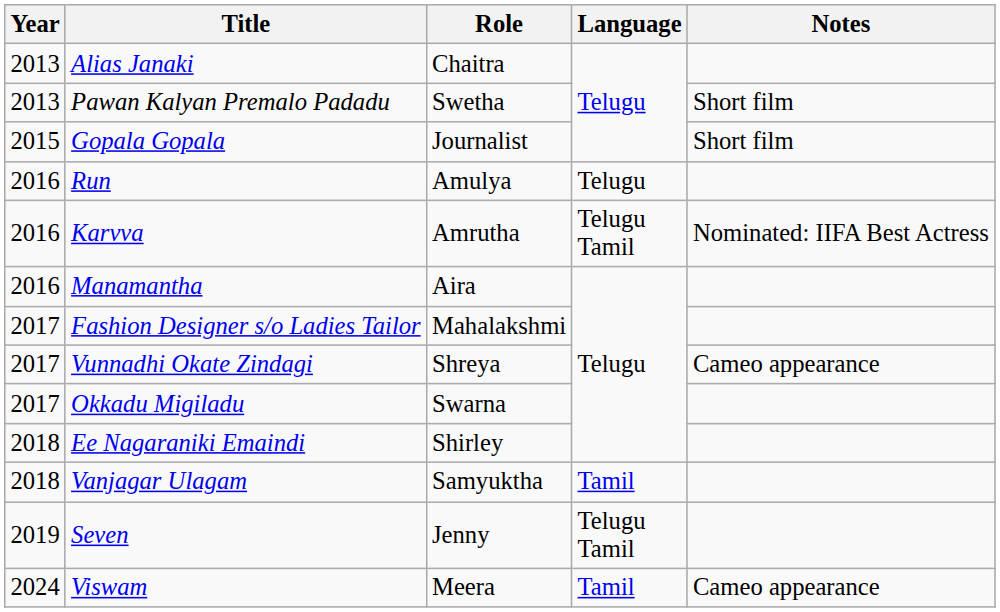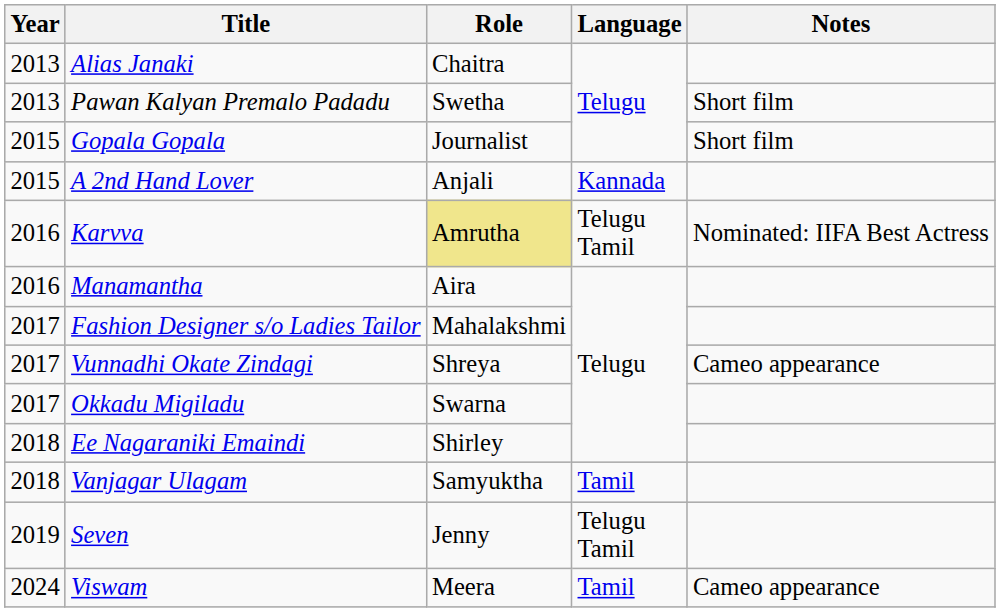+ row: (162, 180)
- row: (91, 180)
(476, 233) no background -> (476, 233) khaki background
